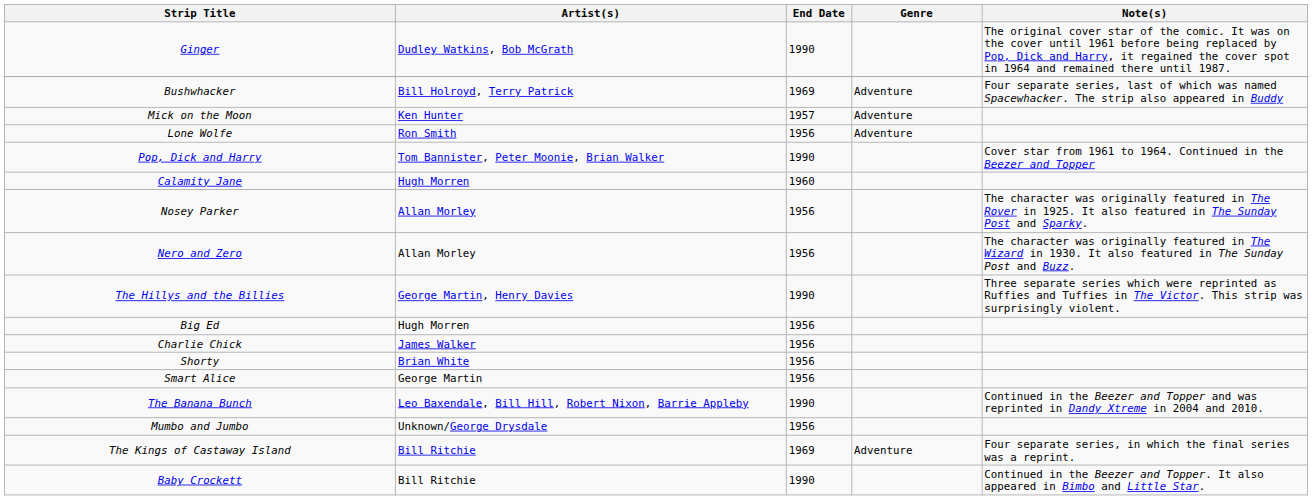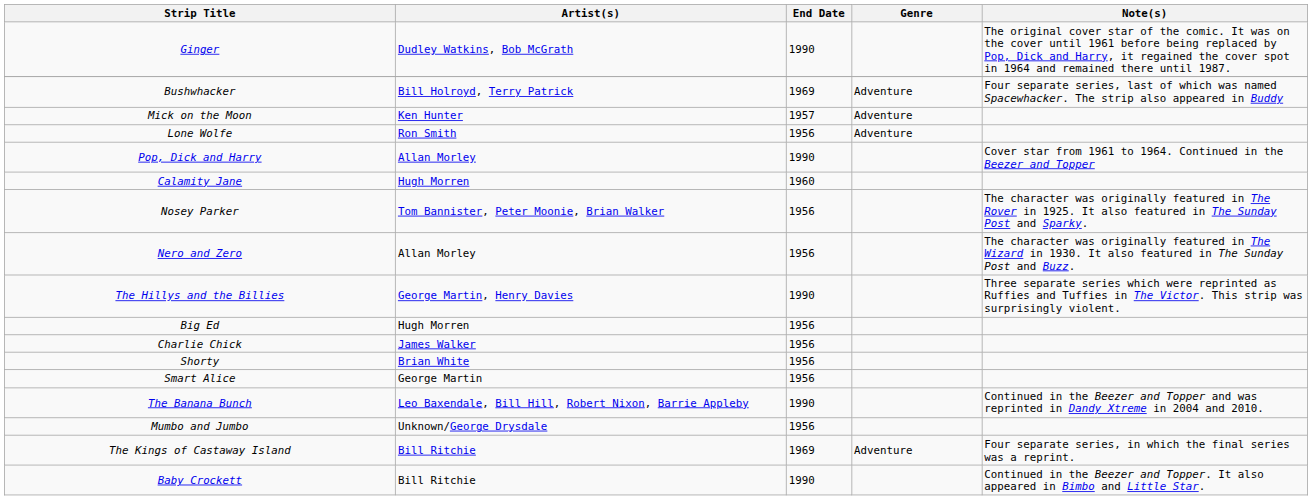(531, 157) Tom Bannister, Peter Moonie, Brian Walker -> (437, 157) Allan Morley
(437, 211) Allan Morley -> (531, 211) Tom Bannister, Peter Moonie, Brian Walker
